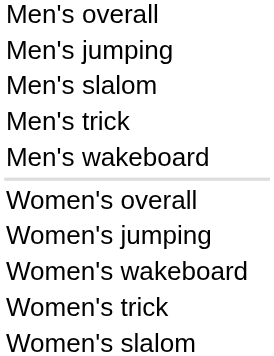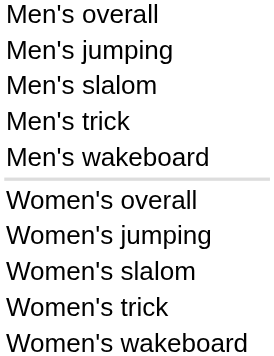rows swapped: (101, 343) <-> (127, 271)
